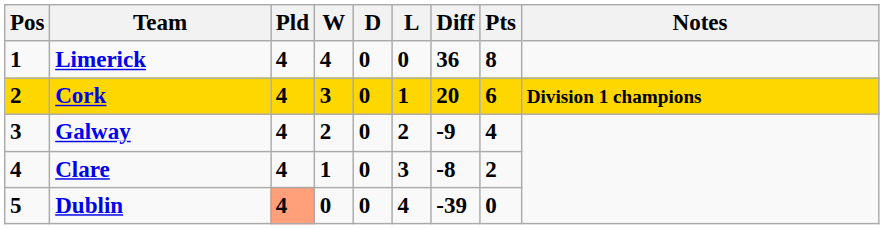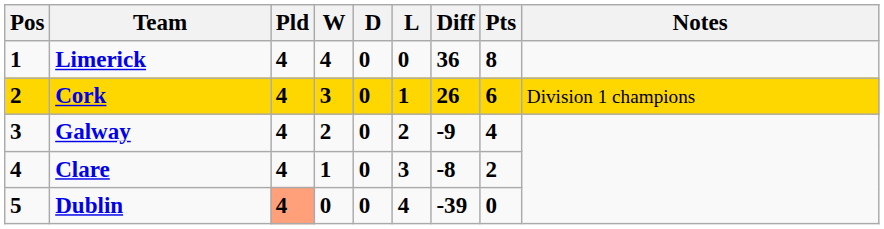(448, 95) 20 -> (448, 95) 26
(614, 95) bold -> (611, 97) normal
